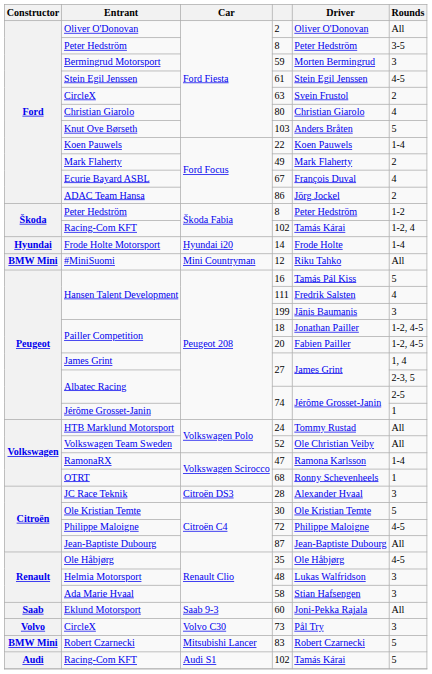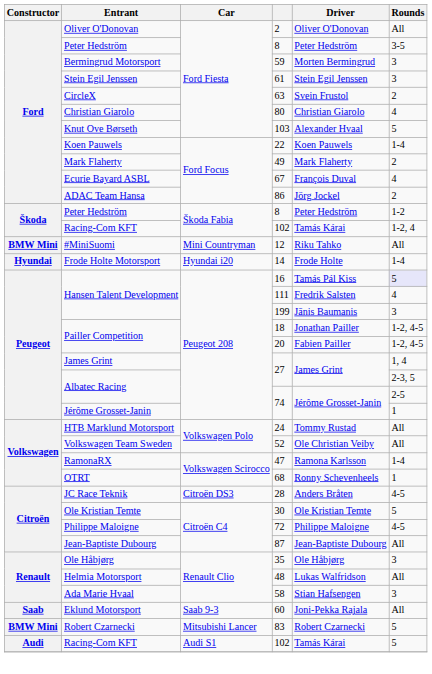(398, 78) 4-5 -> (394, 78) 3
(324, 128) Anders Bråten -> (329, 128) Alexander Hvaal
rows swapped: (89, 261) <-> (112, 244)
(394, 278) no background -> (394, 278) lavender background
(329, 493) Alexander Hvaal -> (324, 493) Anders Bråten
(394, 493) 3 -> (398, 493) 4-5
(398, 560) 4-5 -> (394, 560) 3
(394, 576) 3 -> (398, 576) All
- row: (80, 626)
